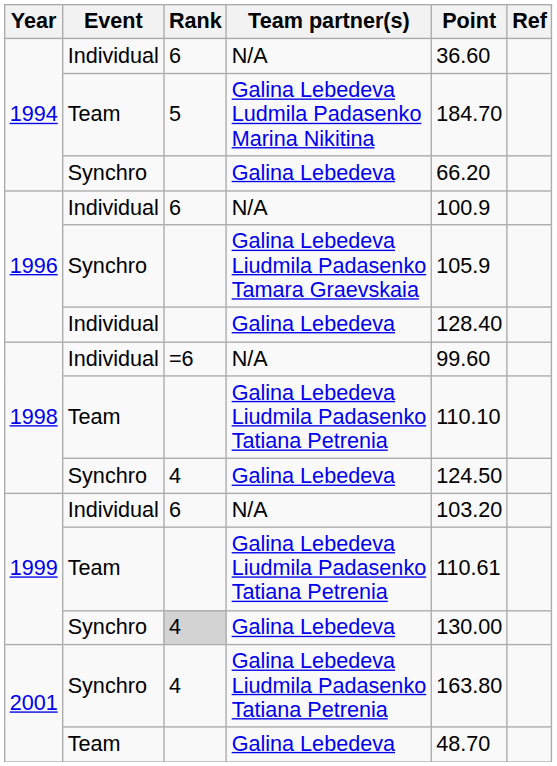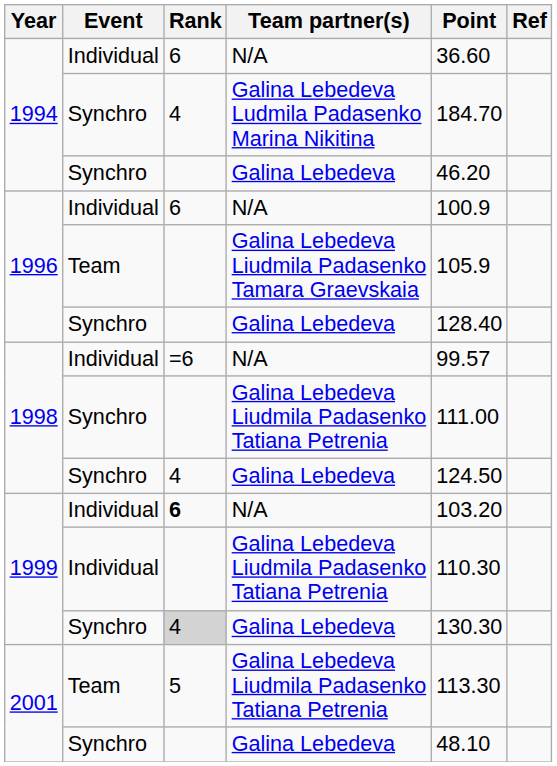(94, 114) Team -> (107, 114) Synchro
(175, 114) 5 -> (175, 114) 4
(463, 172) 66.20 -> (463, 172) 46.20
(107, 265) Synchro -> (94, 265) Team
(113, 324) Individual -> (107, 324) Synchro
(463, 358) 99.60 -> (463, 358) 99.57
(94, 417) Team -> (107, 417) Synchro
(468, 417) 110.10 -> (468, 417) 111.00
(175, 509) normal -> (175, 509) bold
(94, 568) Team -> (113, 568) Individual
(468, 568) 110.61 -> (468, 568) 110.30
(469, 627) 130.00 -> (469, 627) 130.30
(107, 685) Synchro -> (94, 685) Team
(175, 685) 4 -> (175, 685) 5
(469, 685) 163.80 -> (468, 685) 113.30
(94, 744) Team -> (107, 744) Synchro
(463, 744) 48.70 -> (463, 744) 48.10
